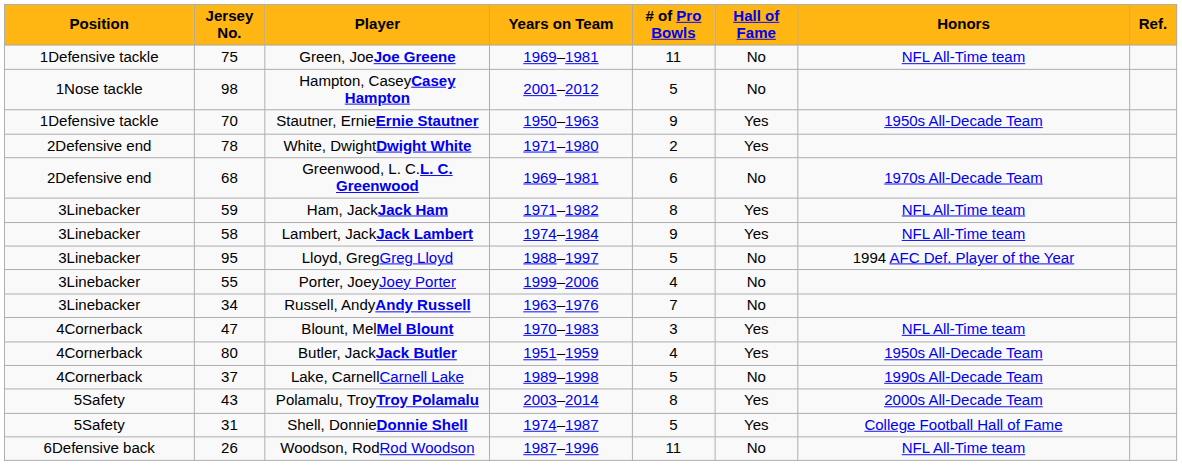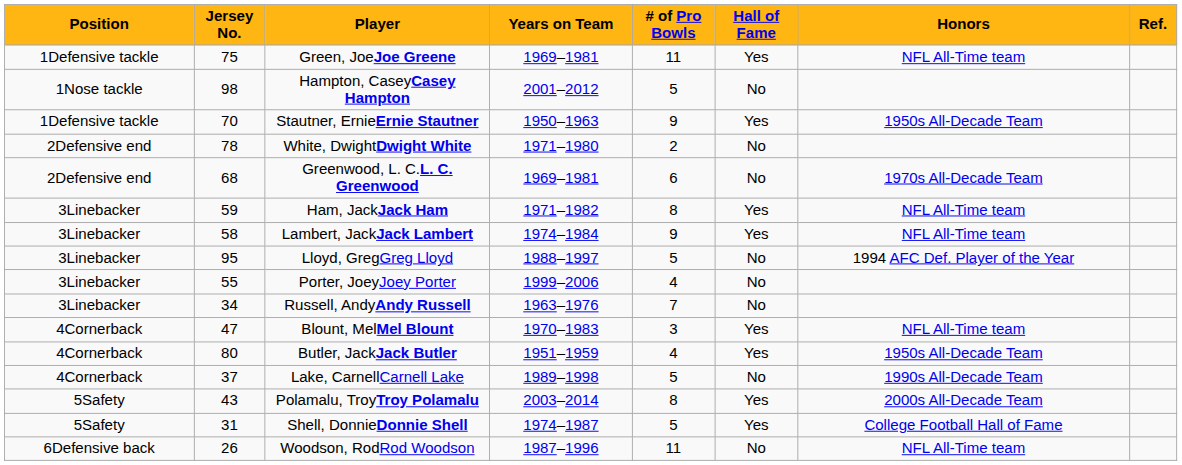(756, 57) No -> (756, 57) Yes
(756, 145) Yes -> (756, 145) No
